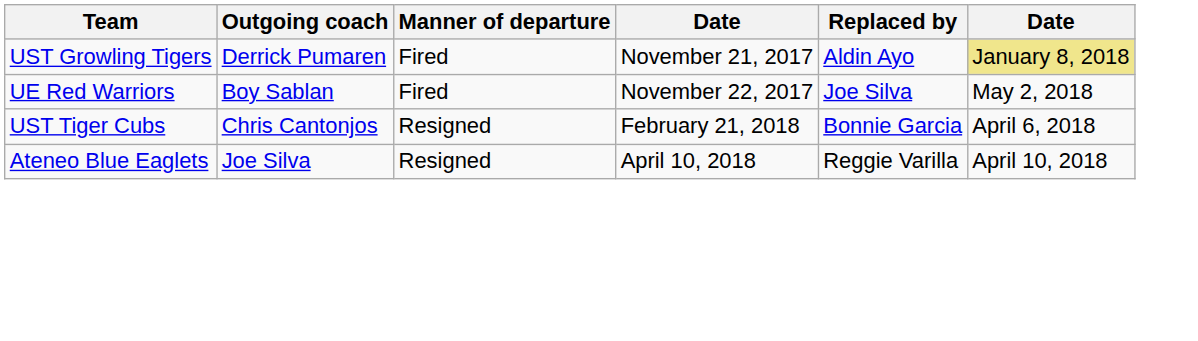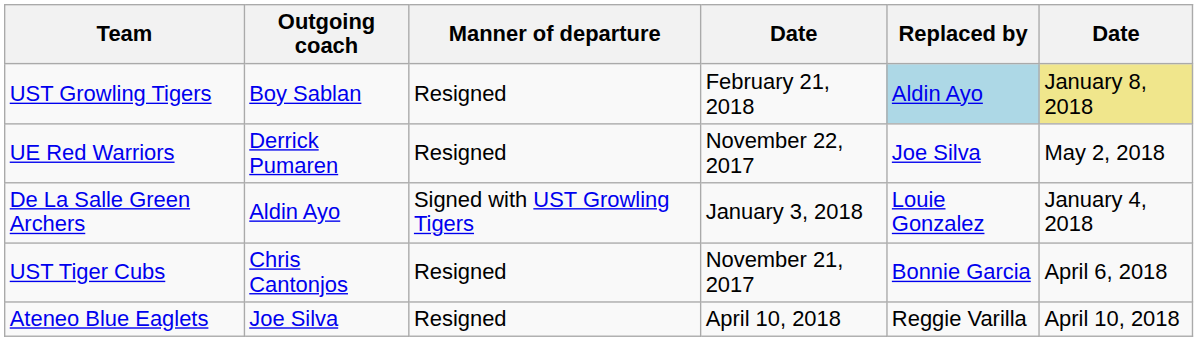(304, 56) Derrick Pumaren -> (305, 93) Boy Sablan
(424, 56) Fired -> (460, 93) Resigned
(717, 56) November 21, 2017 -> (768, 93) February 21, 2018
(869, 56) no background -> (937, 93) lightblue background
(278, 91) Boy Sablan -> (294, 153) Derrick Pumaren
(424, 91) Fired -> (460, 153) Resigned
+ row: (100, 212)
(710, 126) February 21, 2018 -> (775, 271) November 21, 2017
